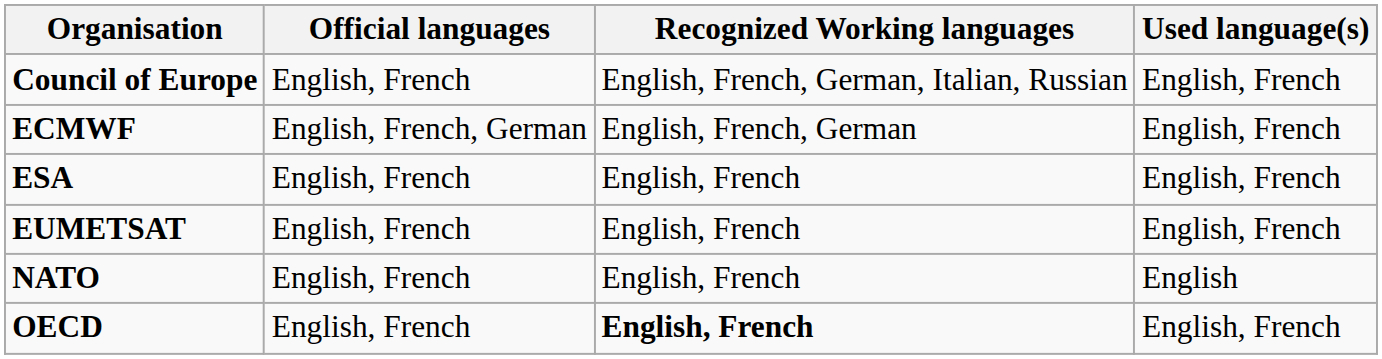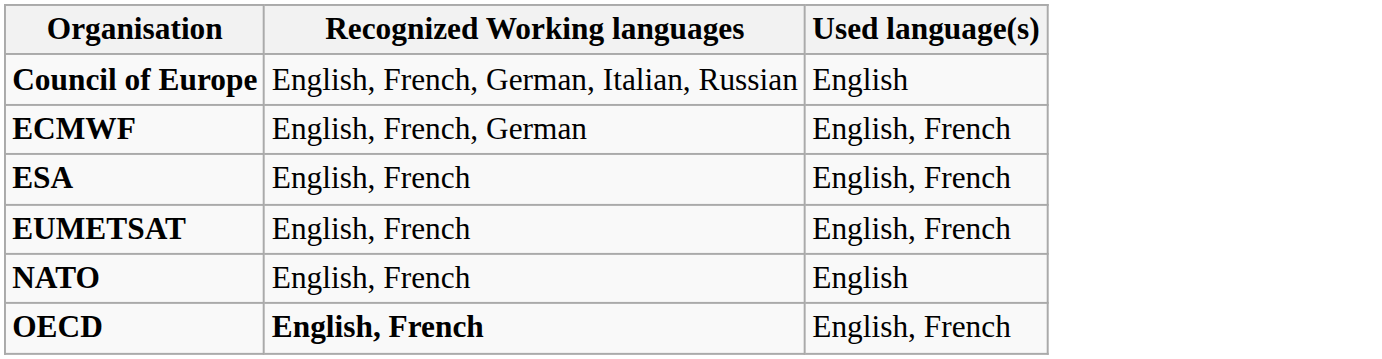- column: (429, 29)
(1241, 79) English, French -> (860, 79) English
